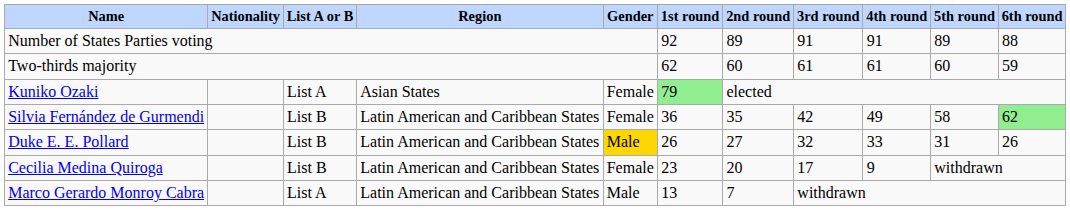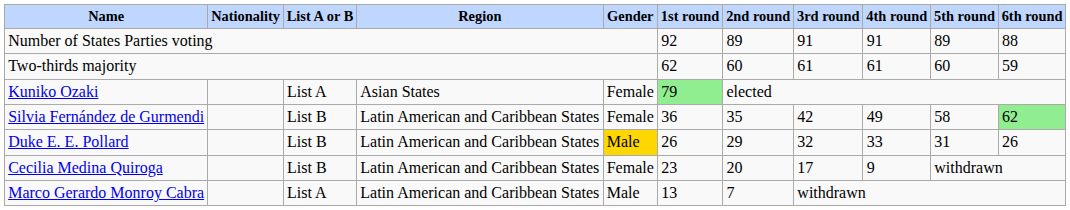(734, 142) 27 -> (734, 142) 29
